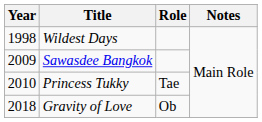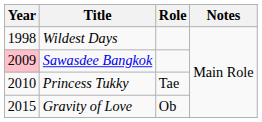(22, 60) no background -> (22, 60) pink background
(22, 106) 2018 -> (22, 106) 2015
